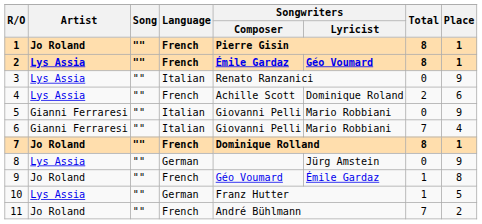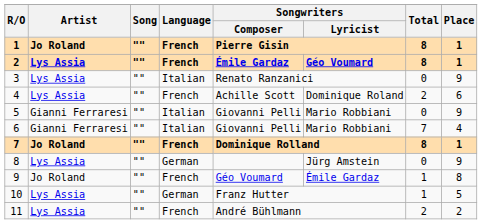(58, 211) Jo Roland -> (58, 211) Lys Assia
(424, 211) 7 -> (424, 211) 2
